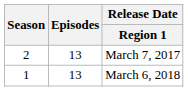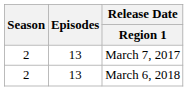(26, 75) 1 -> (26, 75) 2
